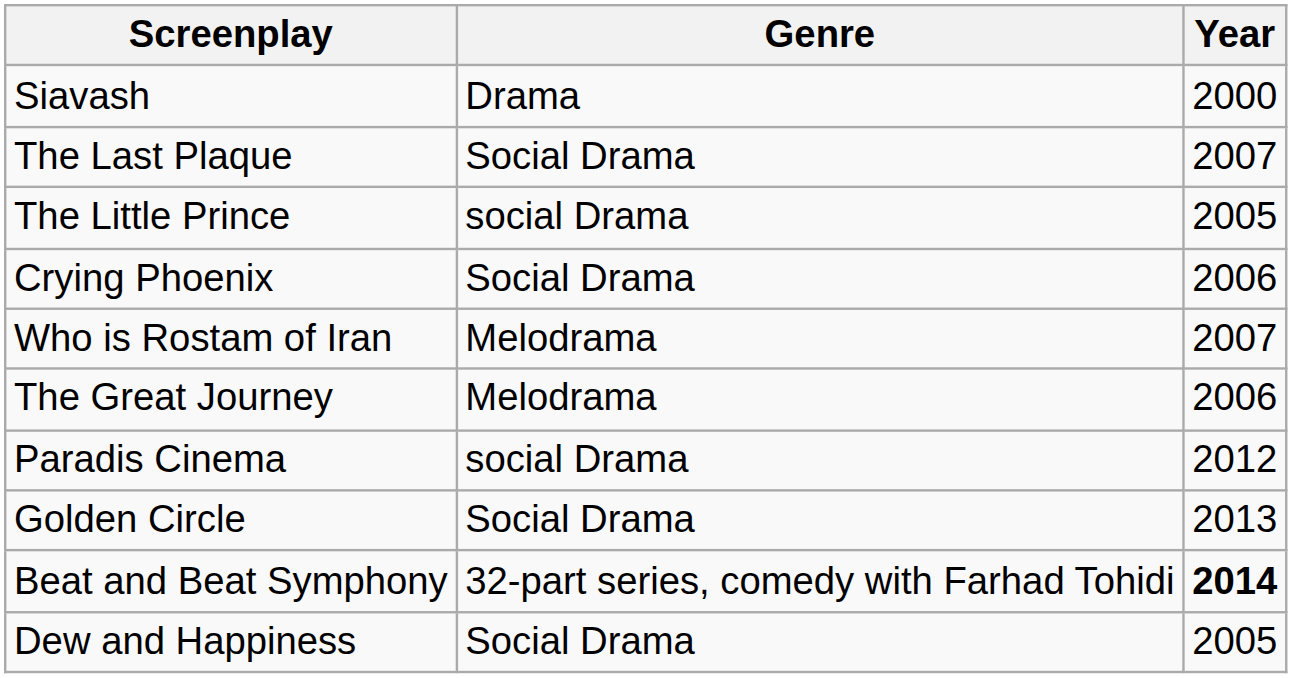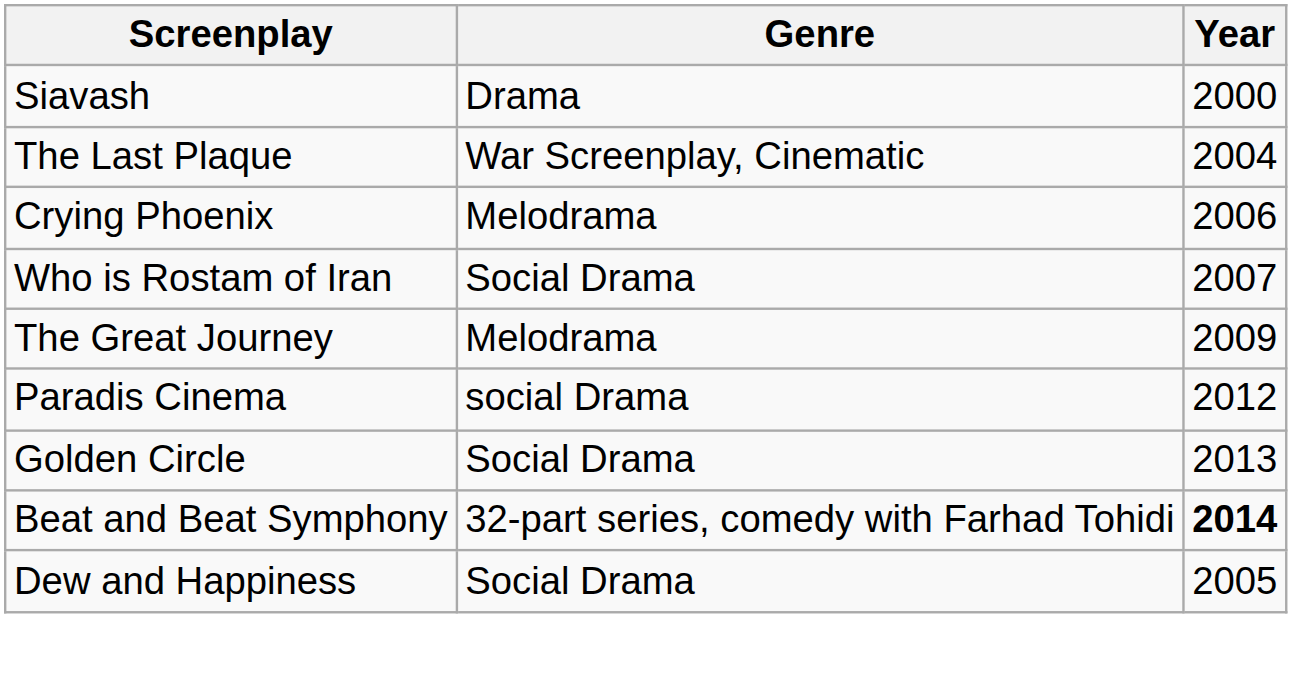(580, 156) Social Drama -> (695, 156) War Screenplay, Cinematic
(1235, 156) 2007 -> (1235, 156) 2004
- row: (152, 216)
(580, 277) Social Drama -> (561, 216) Melodrama
(561, 338) Melodrama -> (580, 277) Social Drama
(1235, 398) 2006 -> (1235, 338) 2009
